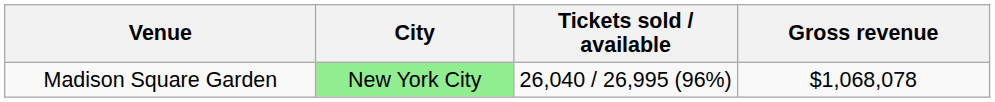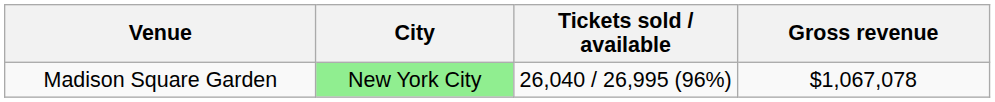(863, 79) $1,068,078 -> (863, 79) $1,067,078
